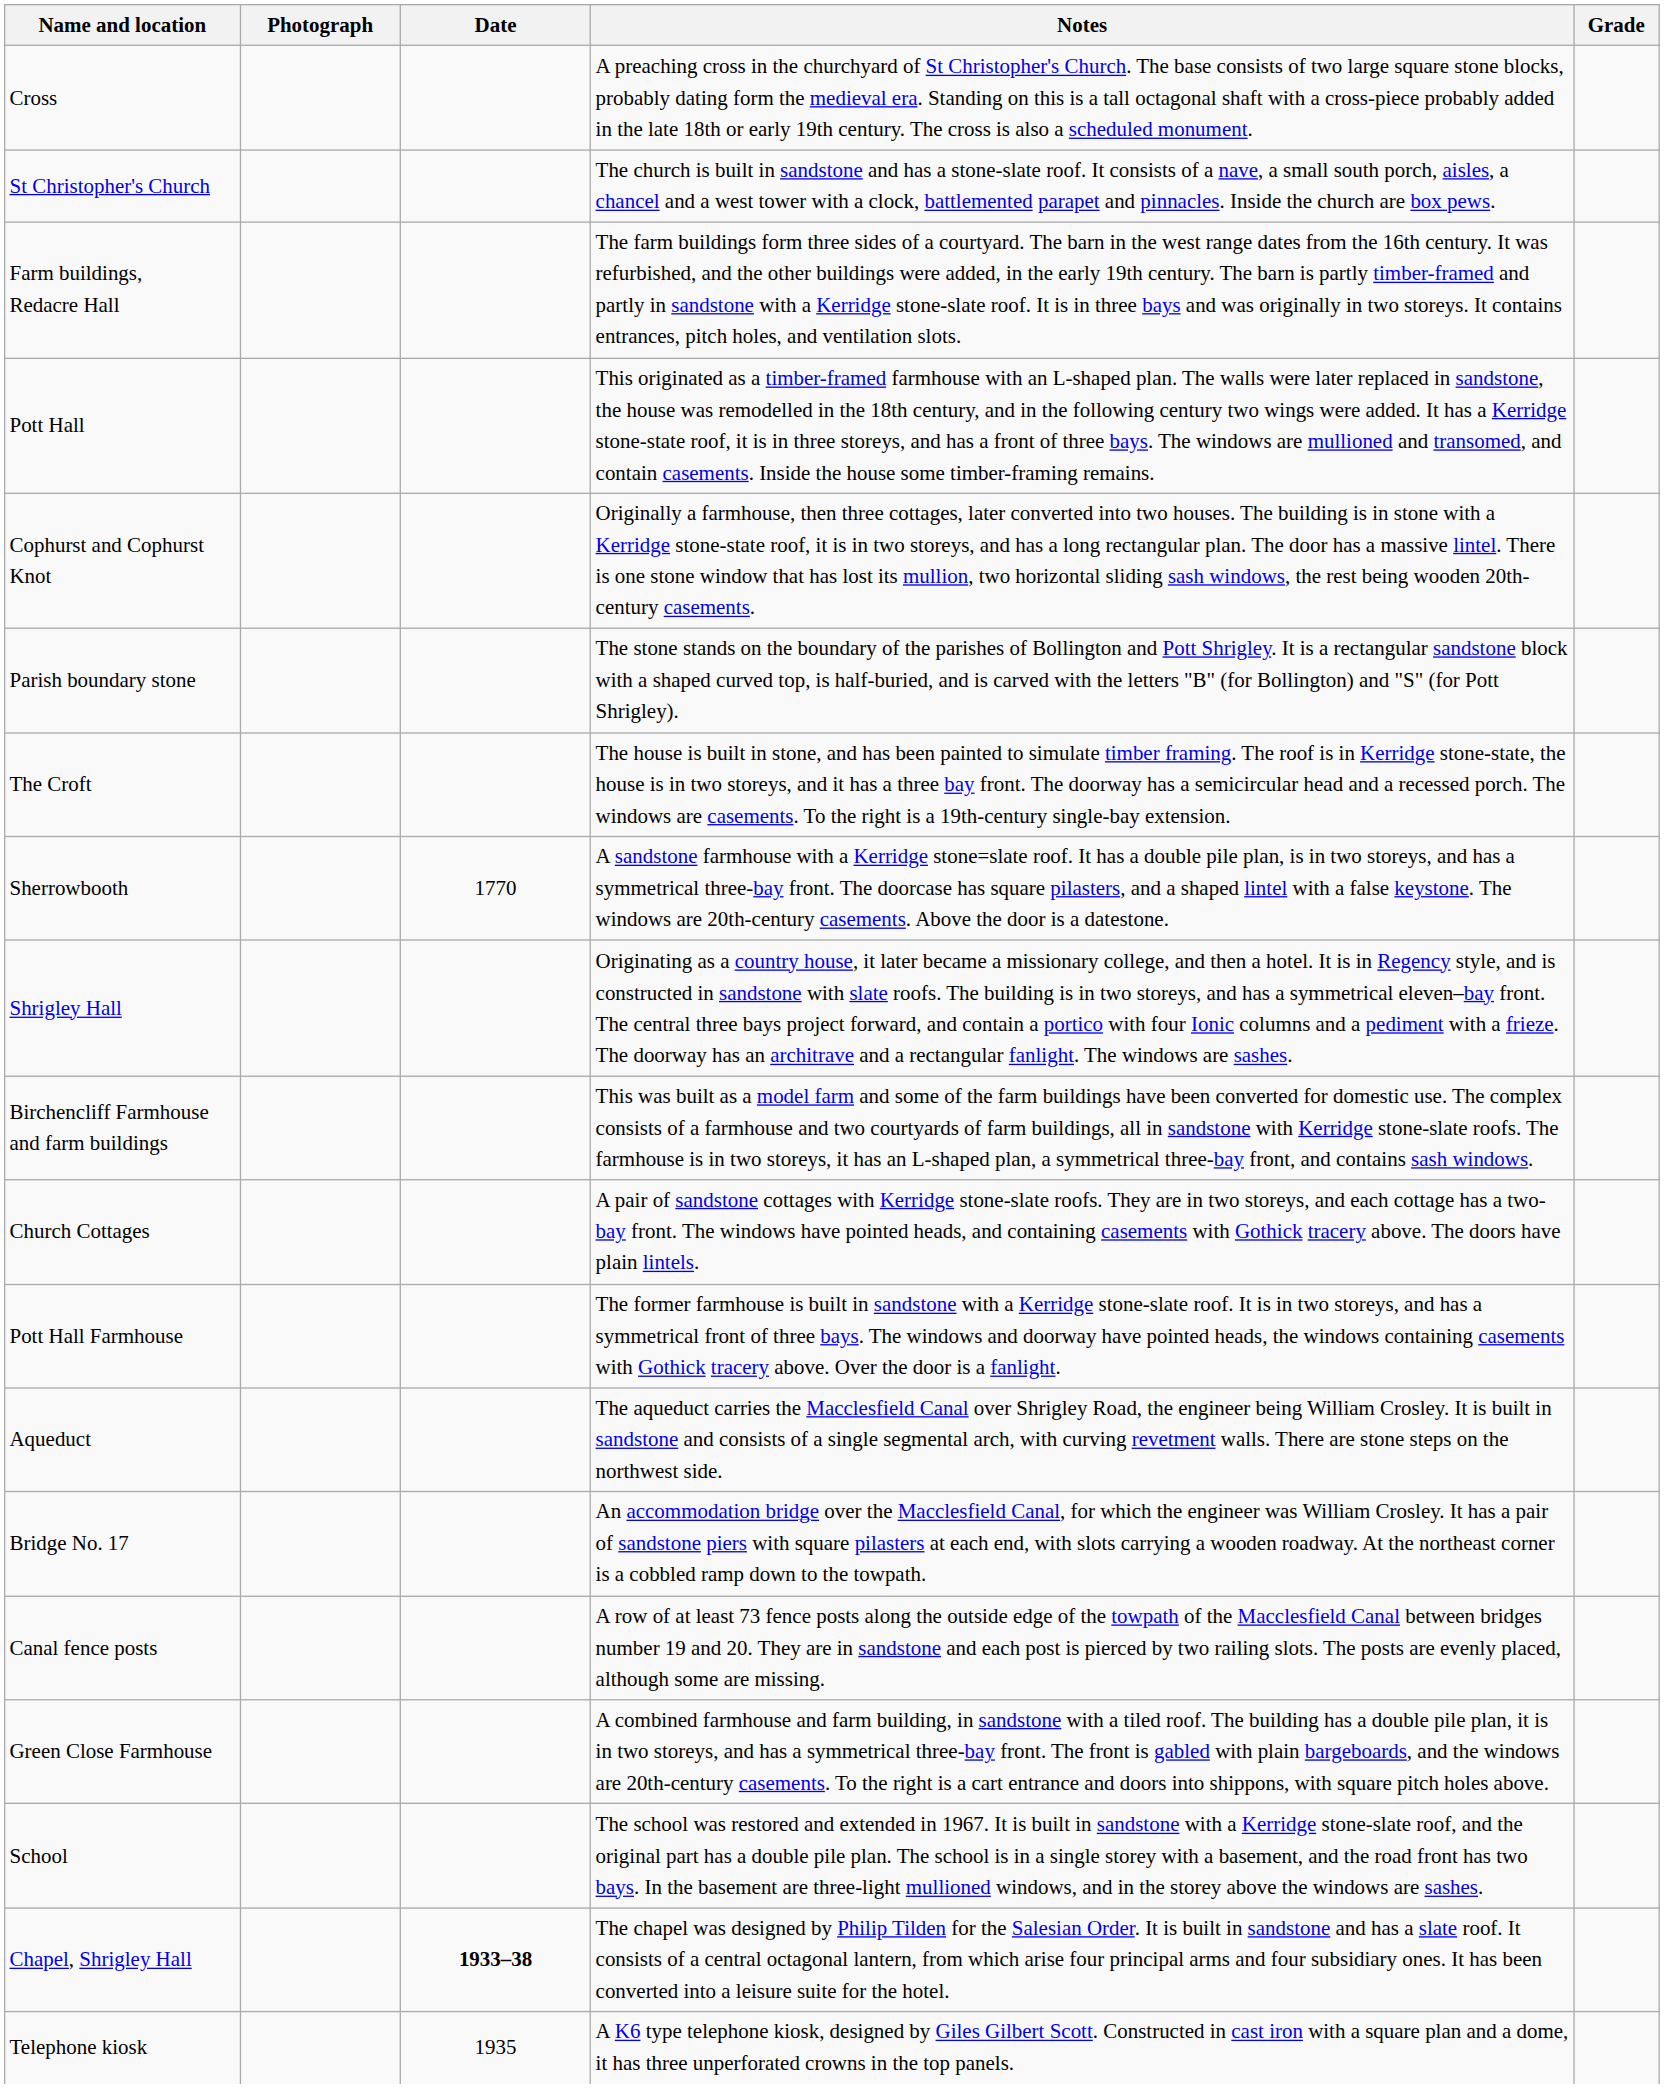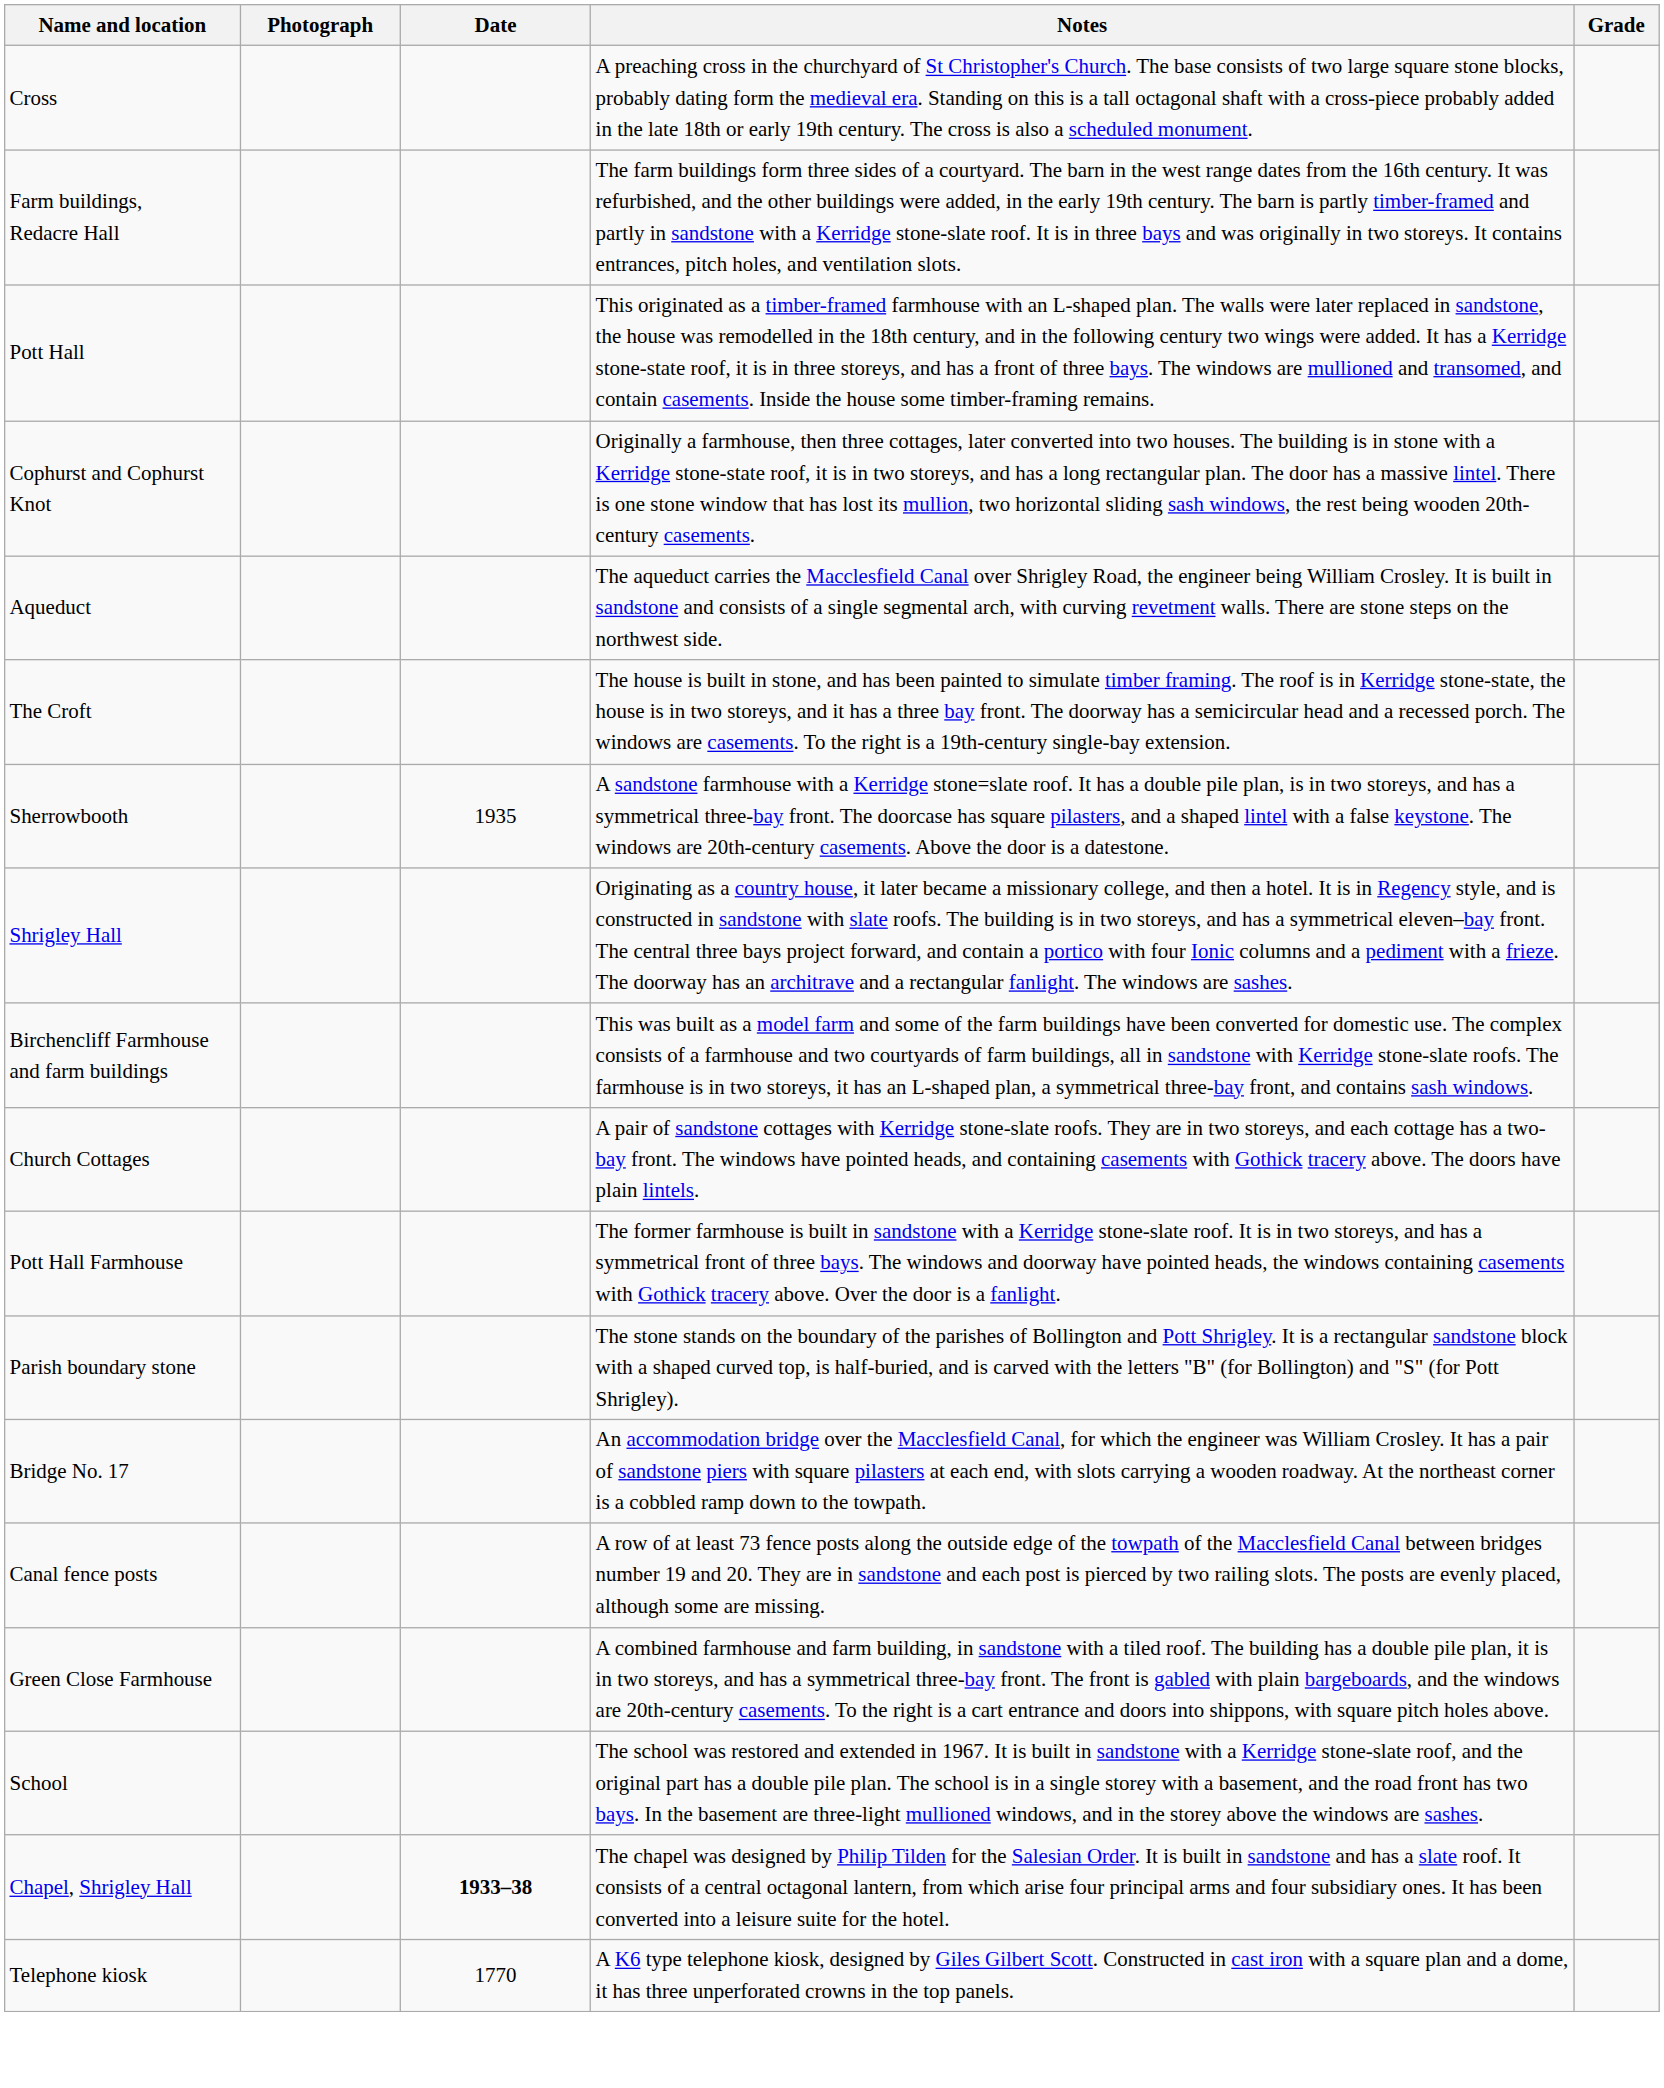- row: (110, 185)
rows swapped: (103, 680) <-> (50, 1439)
(496, 888) 1770 -> (496, 815) 1935
(496, 2047) 1935 -> (496, 1975) 1770
